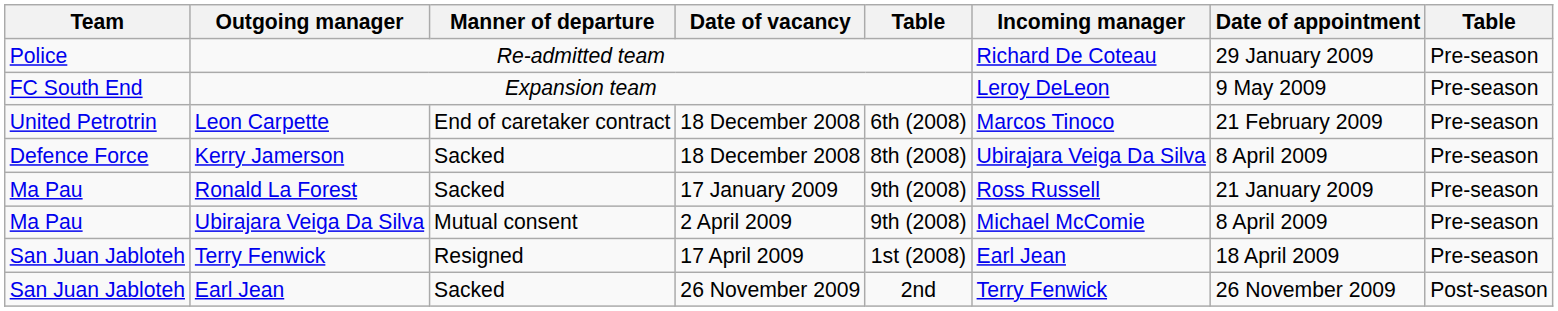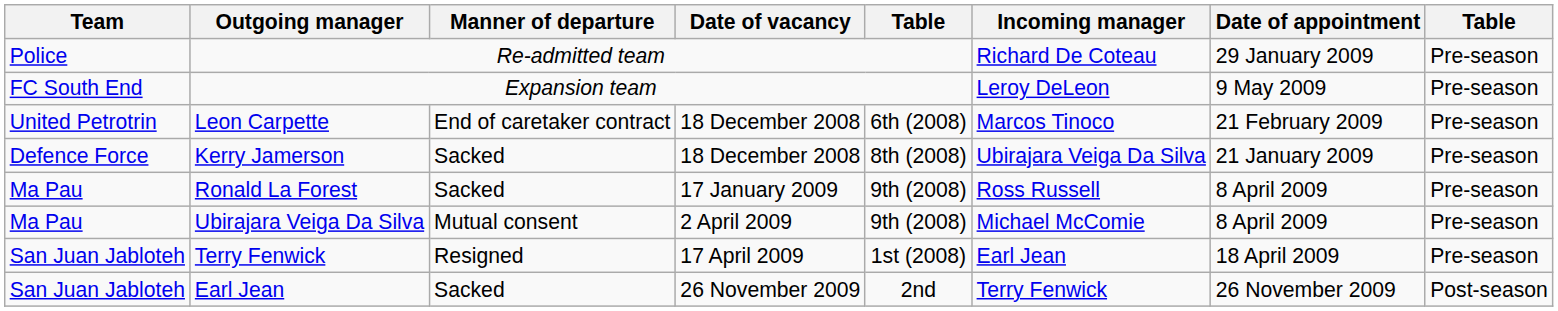(1272, 156) 8 April 2009 -> (1295, 156) 21 January 2009
(1295, 189) 21 January 2009 -> (1272, 189) 8 April 2009
